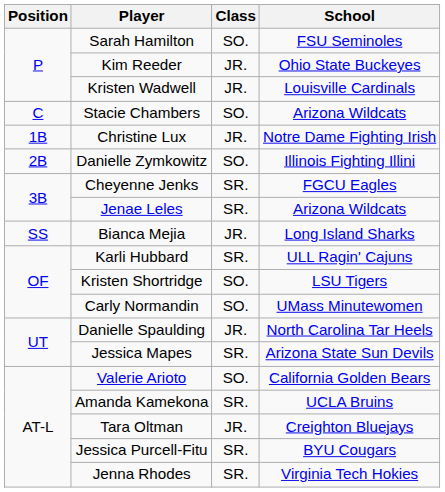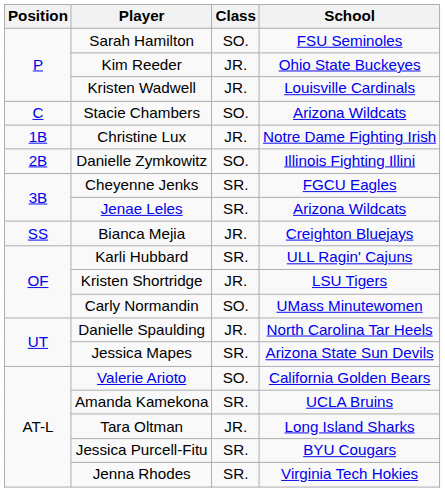(350, 233) Long Island Sharks -> (350, 233) Creighton Bluejays
(236, 281) SO. -> (236, 281) JR.
(350, 426) Creighton Bluejays -> (350, 426) Long Island Sharks
